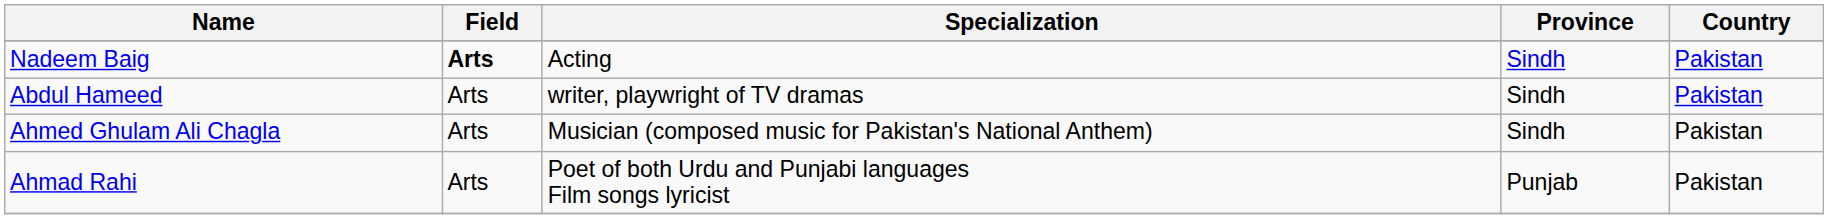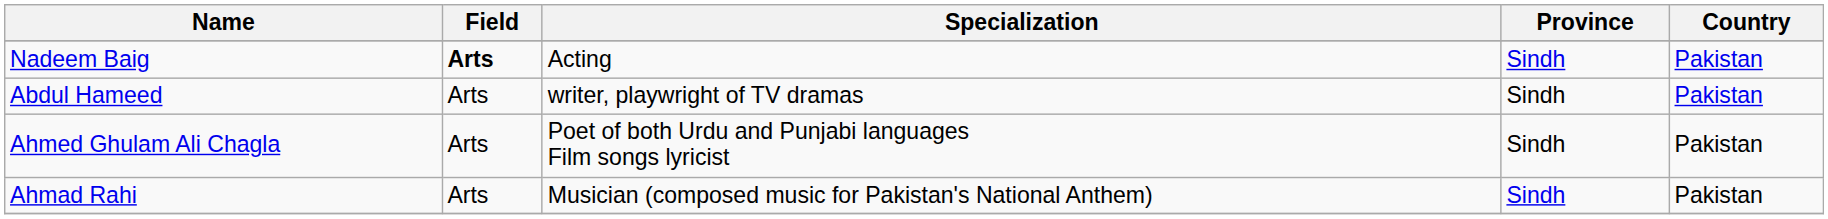(850, 132) Musician (composed music for Pakistan's National Anthem) -> (758, 145) Poet of both Urdu and Punjabi languages Film songs lyricist
(758, 181) Poet of both Urdu and Punjabi languages Film songs lyricist -> (850, 194) Musician (composed music for Pakistan's National Anthem)
(1542, 181) Punjab -> (1536, 194) Sindh
